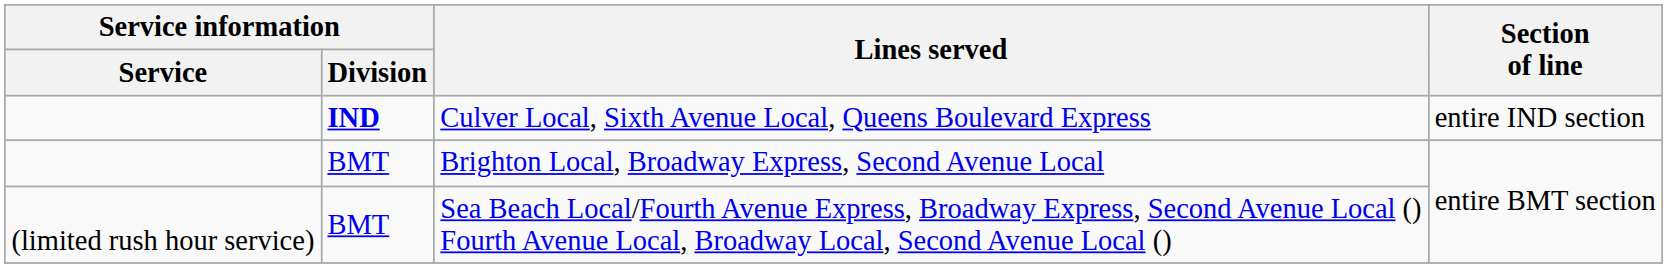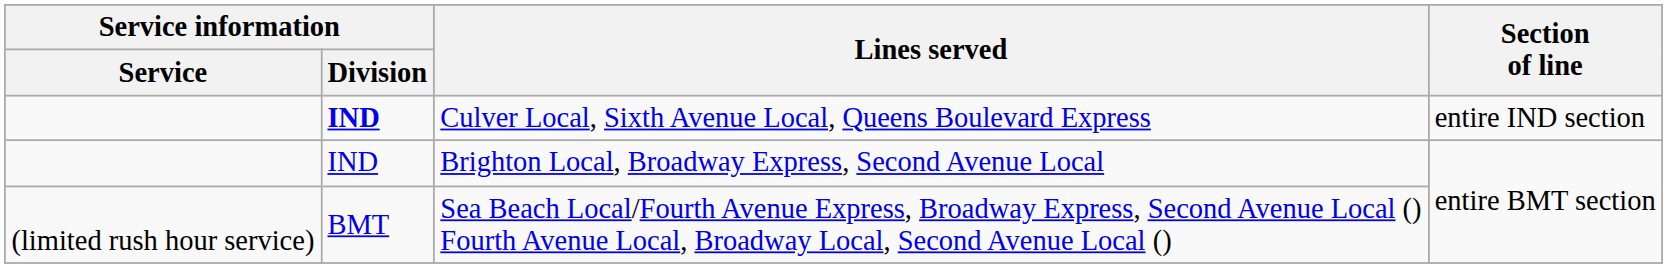(358, 162) BMT -> (353, 162) IND
